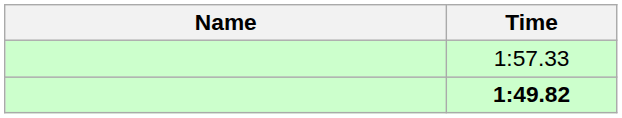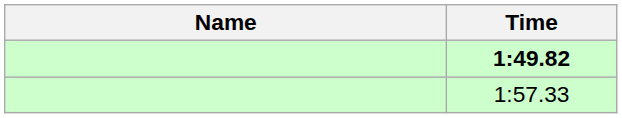rows swapped: (532, 94) <-> (532, 58)
